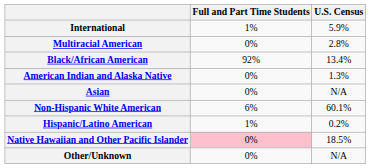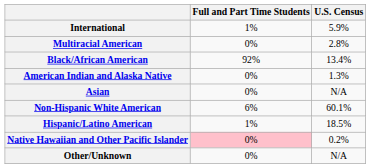(339, 124) 0.2% -> (339, 124) 18.5%
(339, 140) 18.5% -> (339, 140) 0.2%
